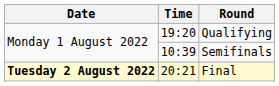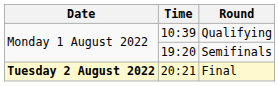(178, 33) 19:20 -> (178, 33) 10:39
(178, 52) 10:39 -> (178, 52) 19:20
